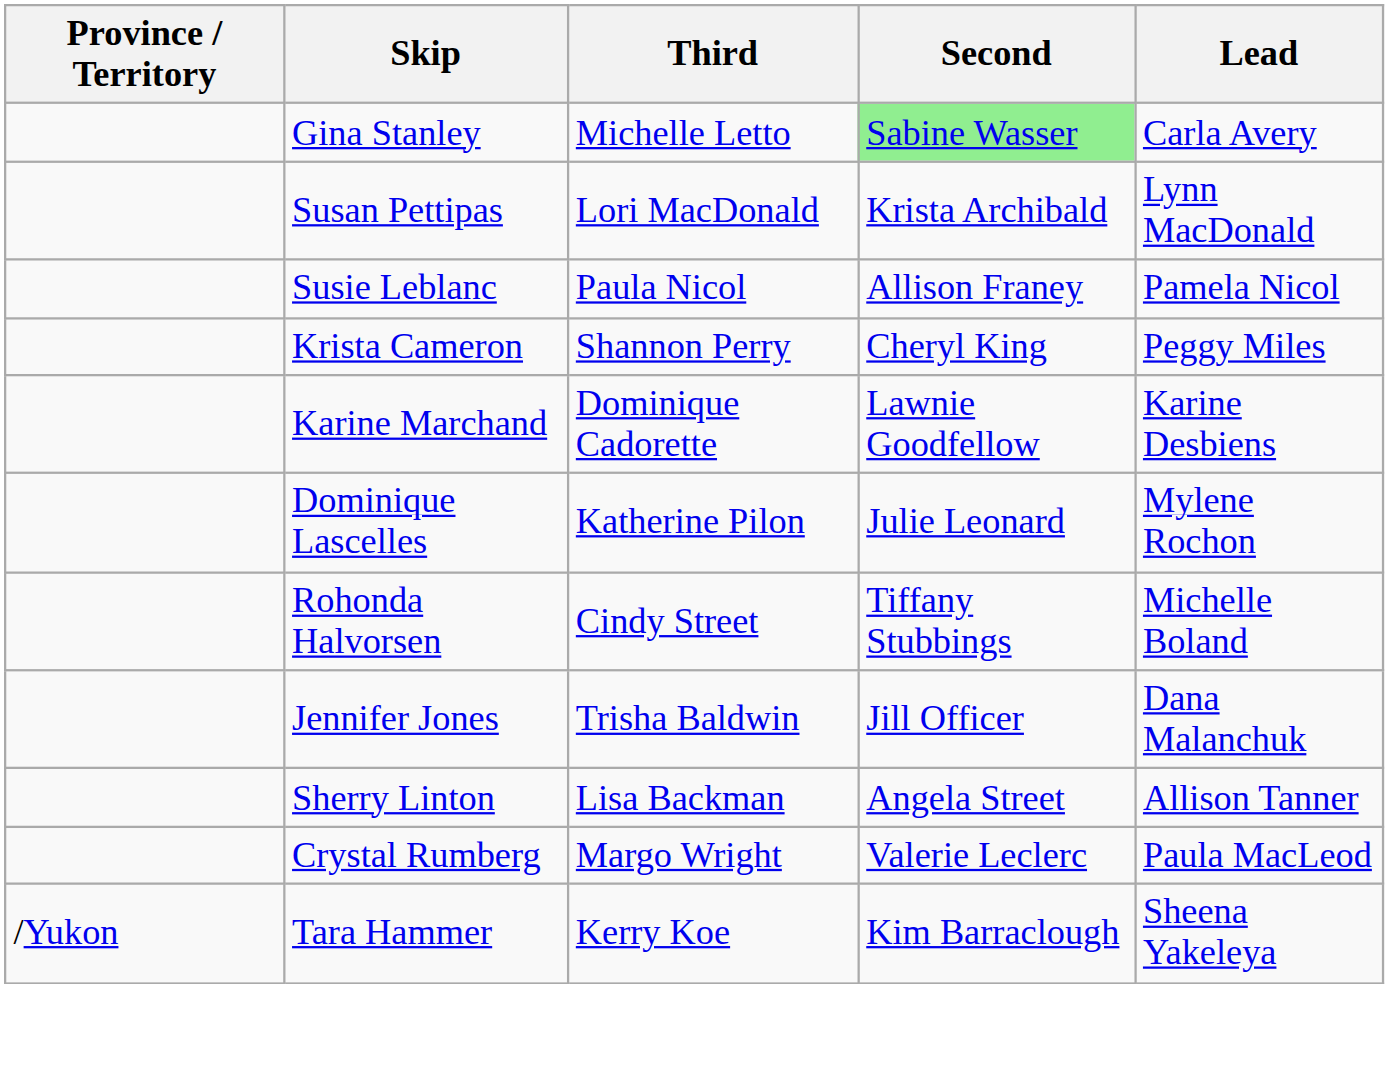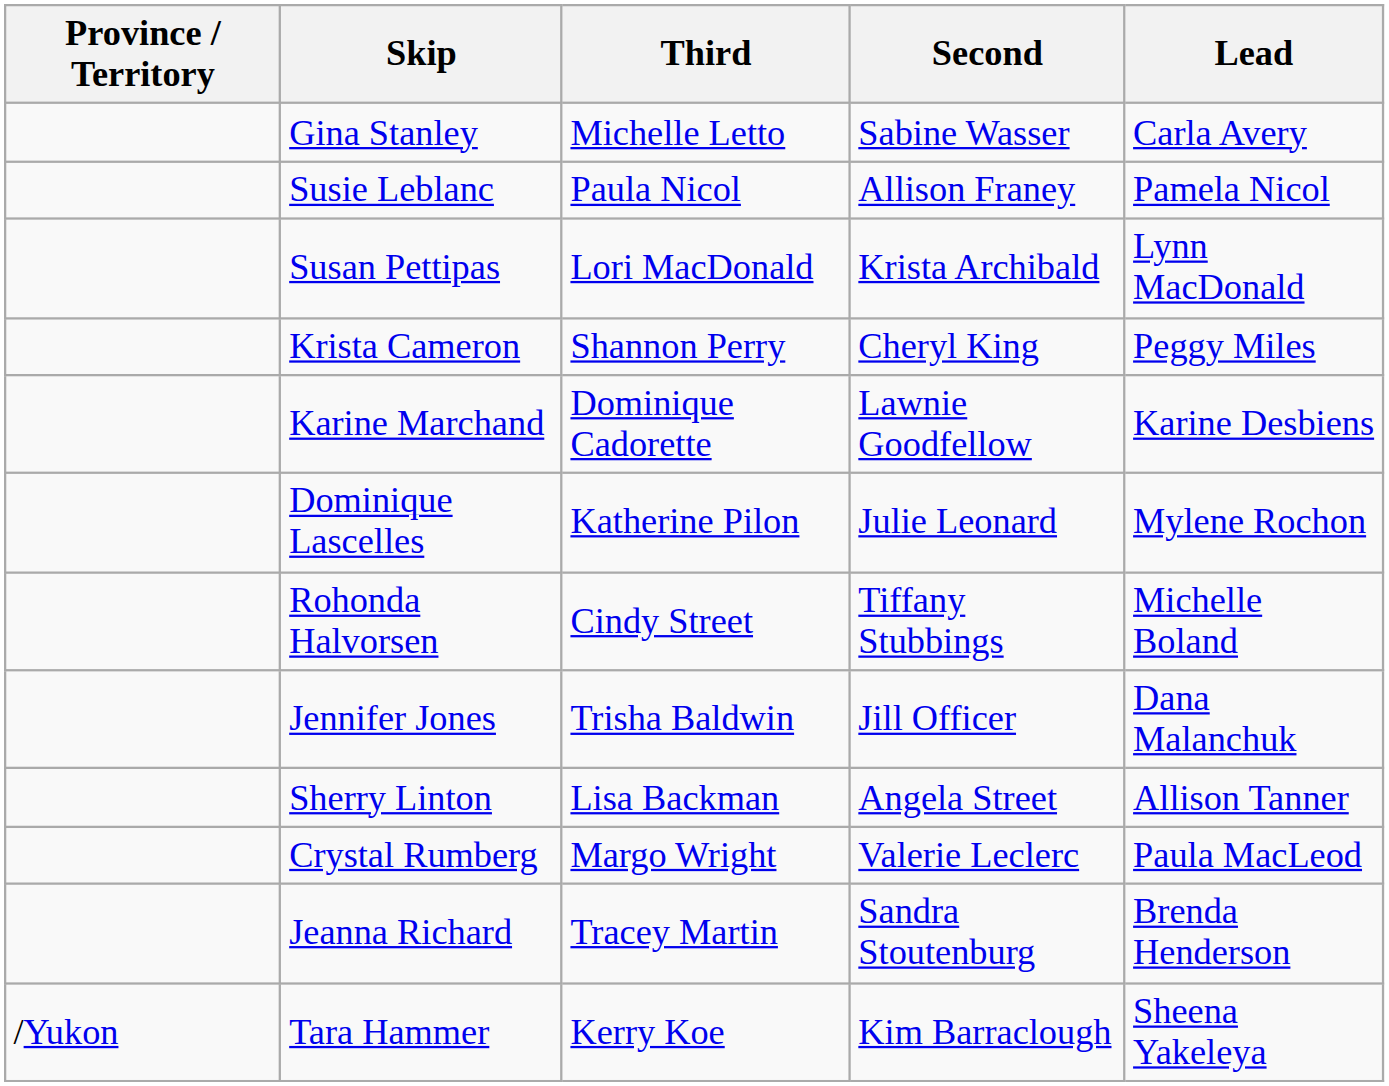(972, 131) lightgreen background -> (964, 131) no background
rows swapped: (397, 209) <-> (394, 287)
+ row: (401, 932)
